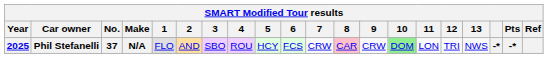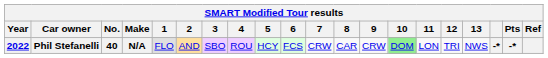(18, 45) 2025 -> (18, 45) 2022
(112, 45) 37 -> (112, 45) 40
(347, 45) pink background -> (347, 45) no background
